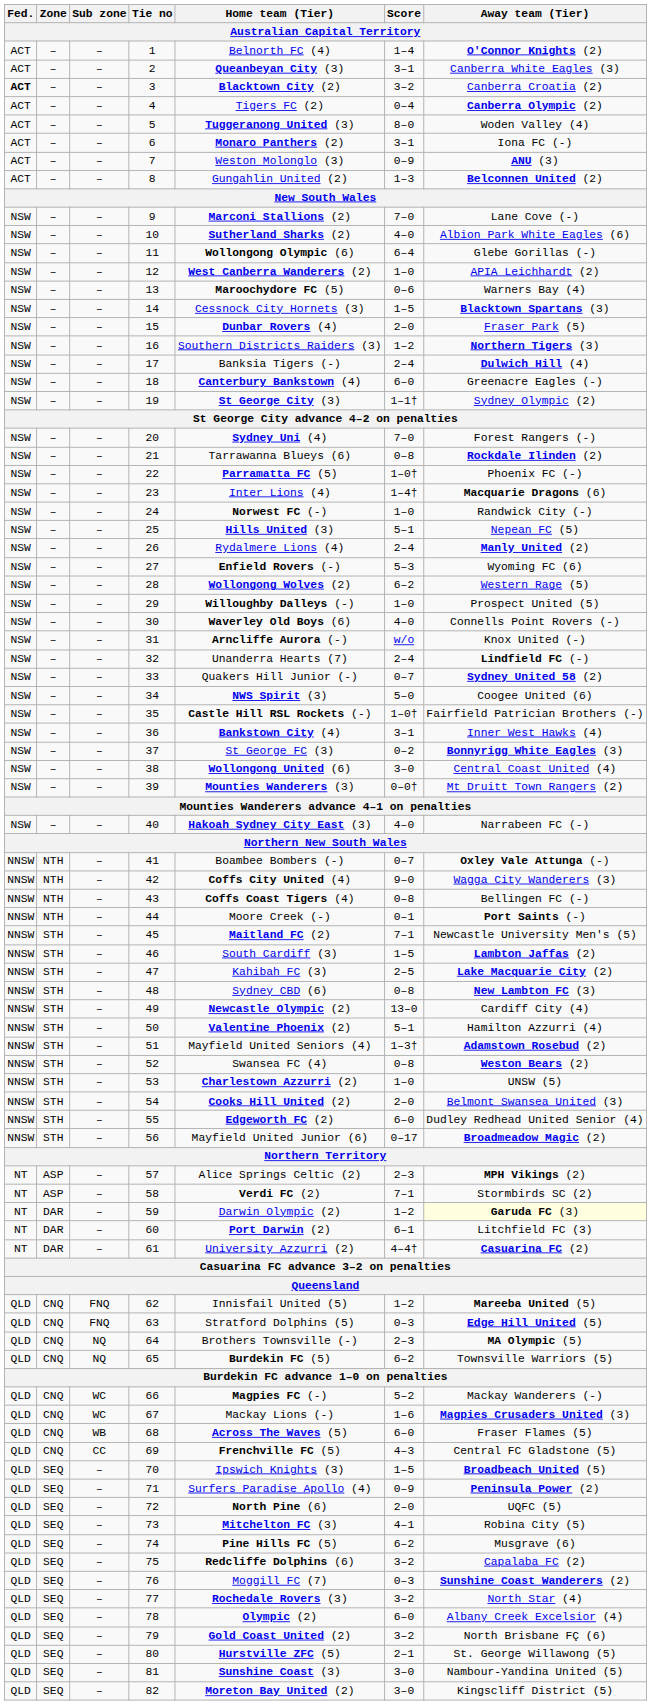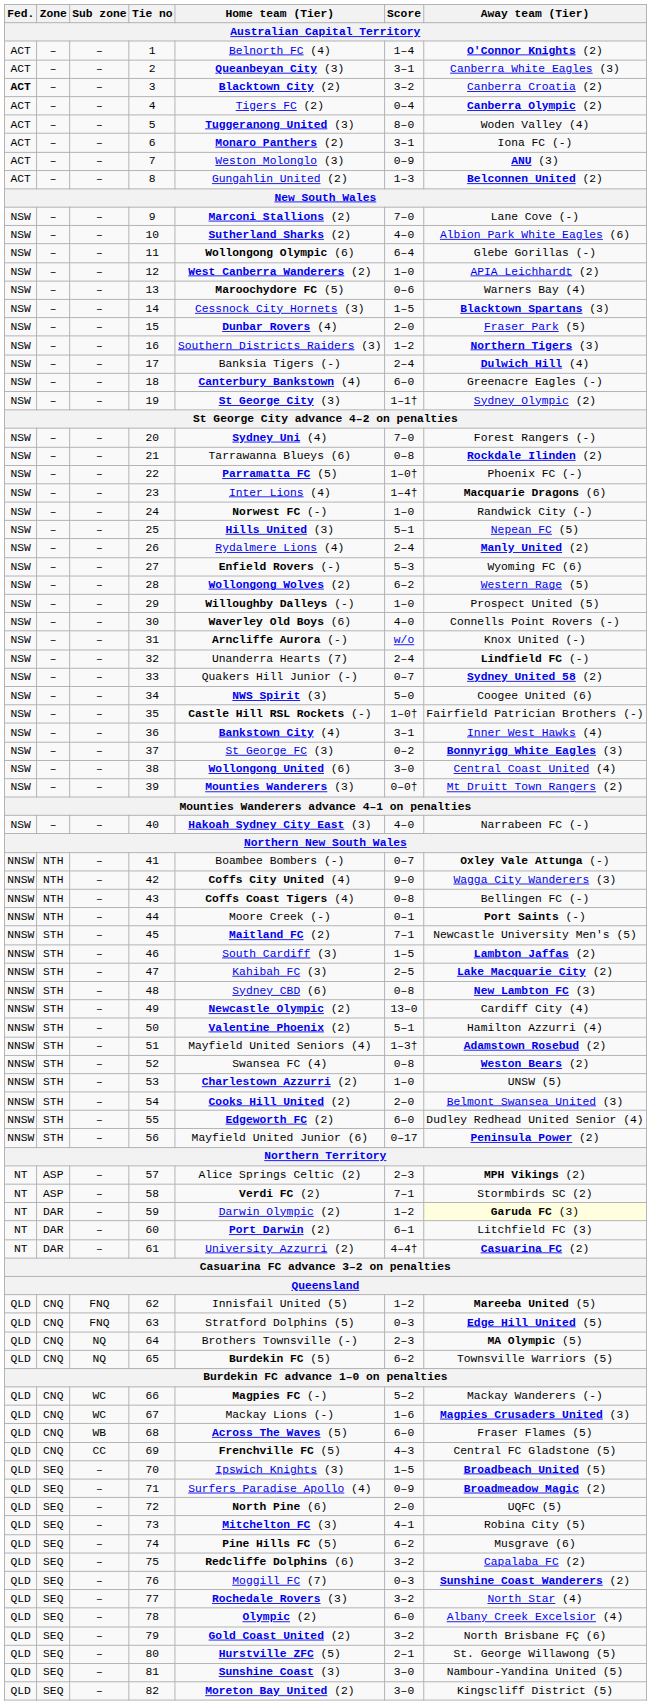(535, 1138) Broadmeadow Magic (2) -> (535, 1138) Peninsula Power (2)
(535, 1488) Peninsula Power (2) -> (535, 1488) Broadmeadow Magic (2)
